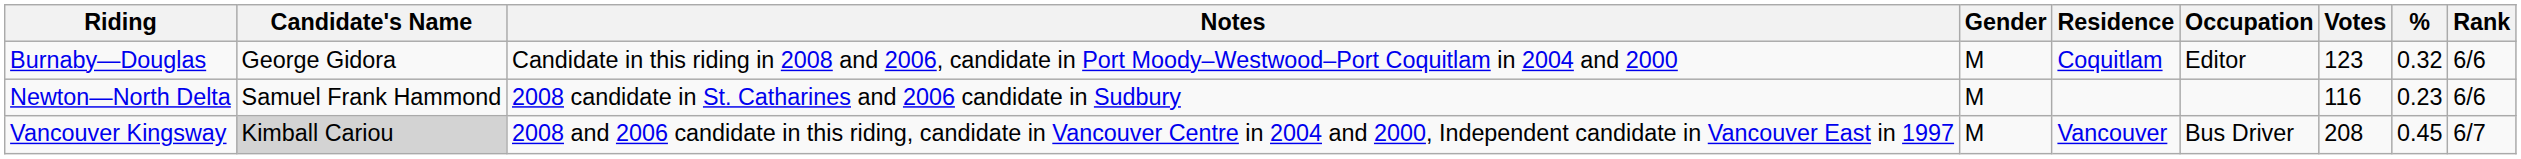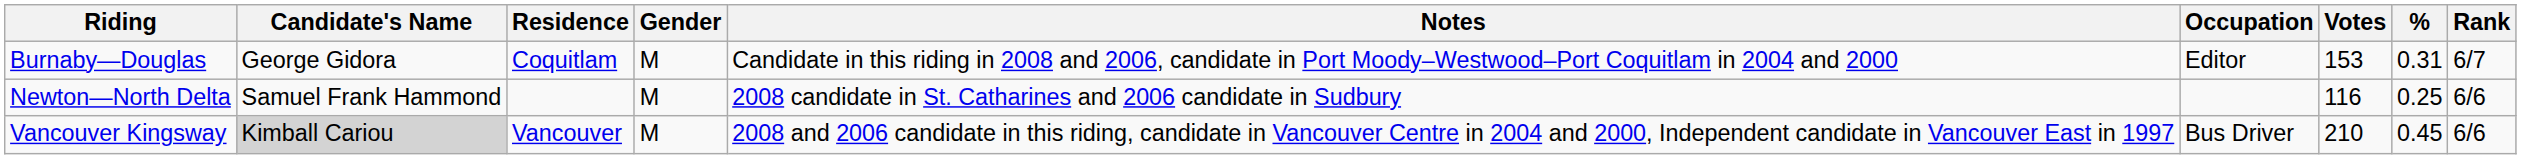columns swapped: (1233, 23) <-> (2116, 23)
(2344, 60) 123 -> (2344, 60) 153
(2420, 60) 0.32 -> (2420, 60) 0.31
(2469, 60) 6/6 -> (2469, 60) 6/7
(2420, 97) 0.23 -> (2420, 97) 0.25
(2344, 134) 208 -> (2344, 134) 210
(2469, 134) 6/7 -> (2469, 134) 6/6
